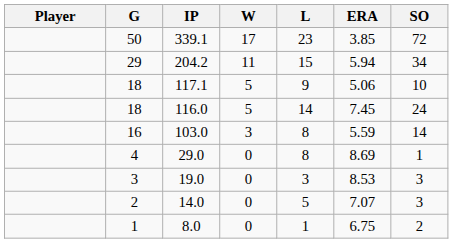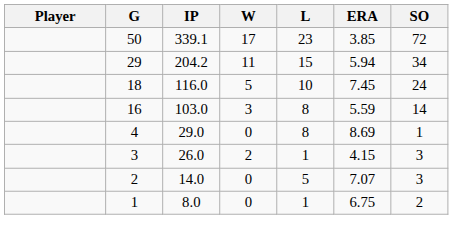- row: (191, 86)
(305, 109) 14 -> (305, 86) 10
+ row: (191, 156)
- row: (191, 179)
